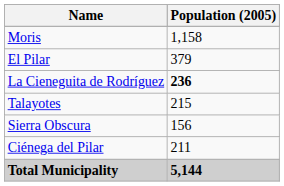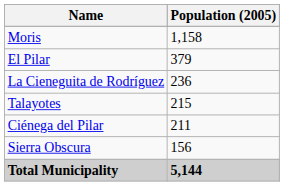(181, 81) bold -> (181, 81) normal
rows swapped: (56, 147) <-> (49, 125)
